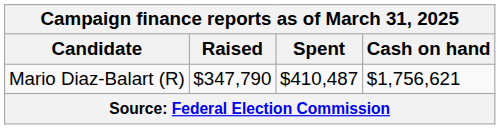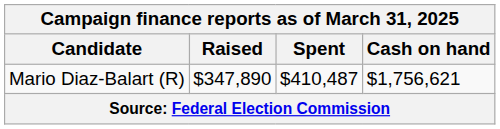(232, 78) $347,790 -> (232, 78) $347,890
